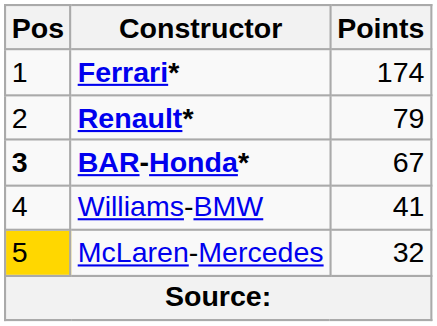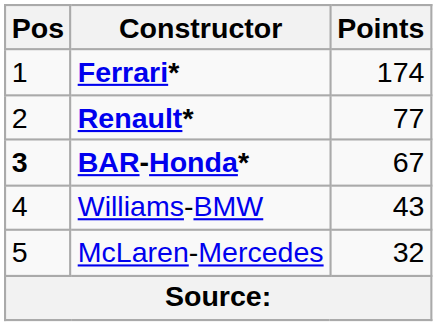(409, 117) 79 -> (409, 117) 77
(409, 207) 41 -> (409, 207) 43
(20, 252) gold background -> (20, 252) no background
